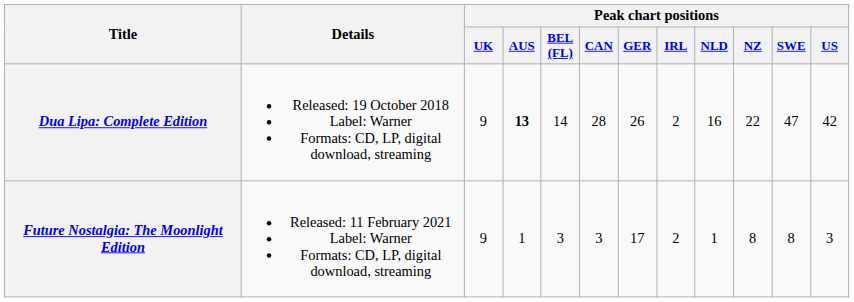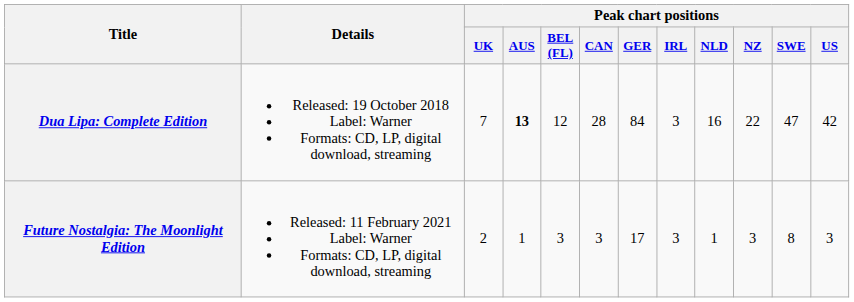(483, 122) 9 -> (483, 122) 7
(560, 122) 14 -> (560, 122) 12
(637, 122) 26 -> (637, 122) 84
(676, 122) 2 -> (676, 122) 3
(483, 238) 9 -> (483, 238) 2
(676, 238) 2 -> (676, 238) 3
(753, 238) 8 -> (753, 238) 3
